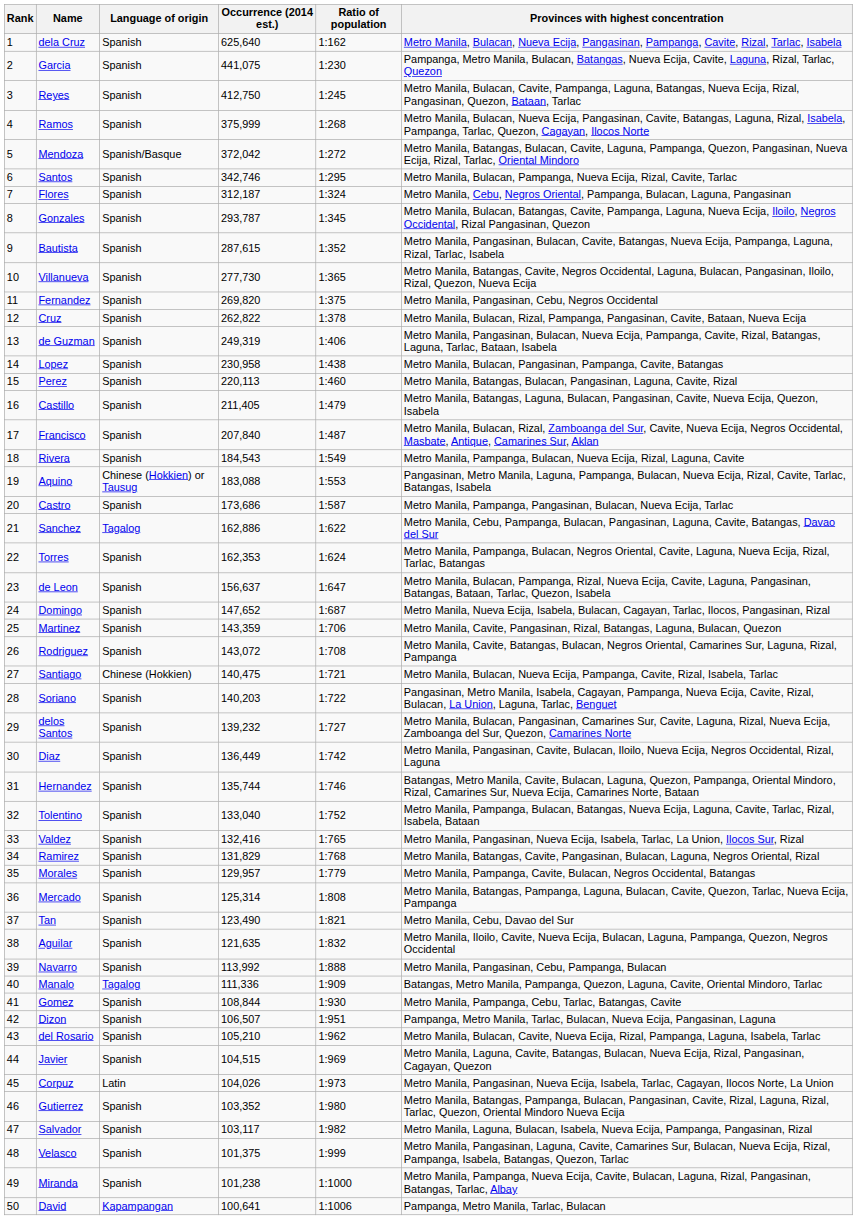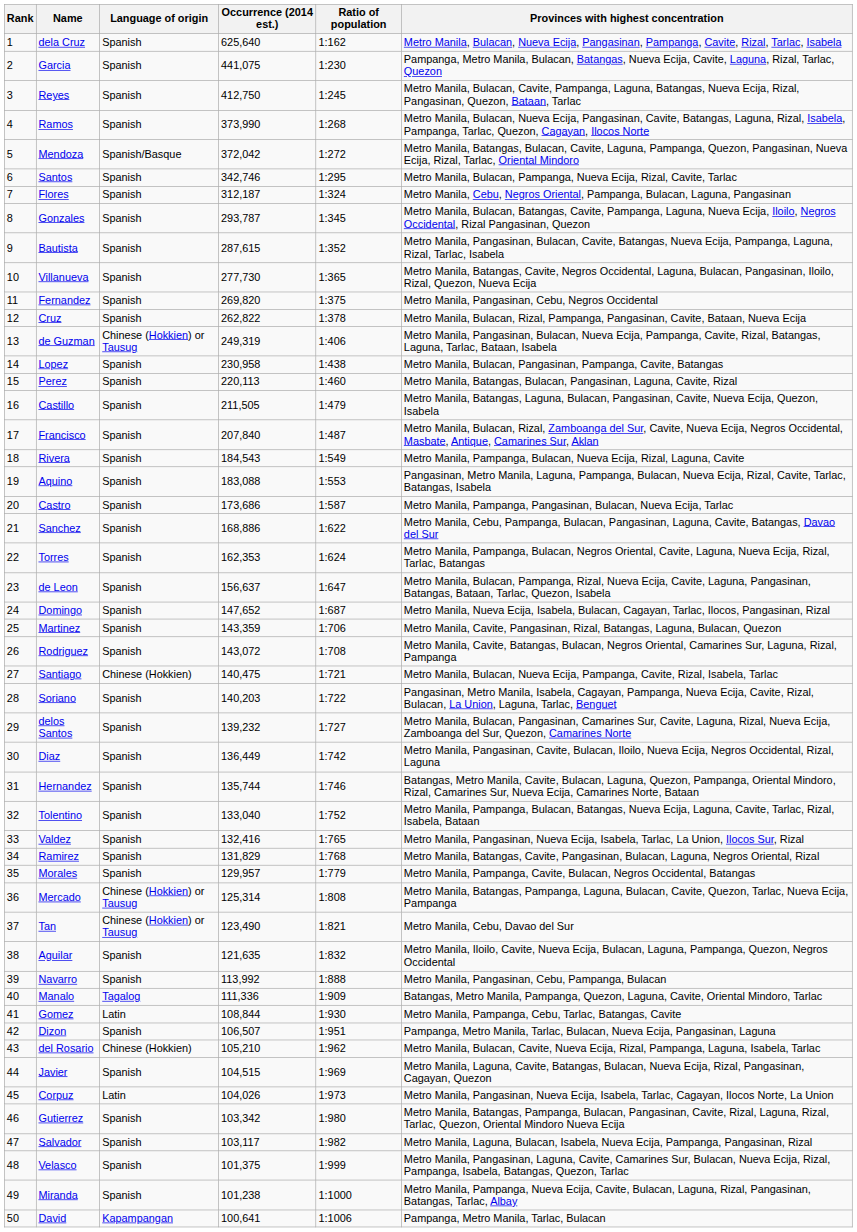(241, 124) 375,999 -> (241, 124) 373,990
(122, 341) Spanish -> (153, 341) Chinese (Hokkien) or Tausug
(240, 405) 211,405 -> (240, 405) 211,505
(153, 481) Chinese (Hokkien) or Tausug -> (122, 481) Spanish
(121, 528) Tagalog -> (122, 528) Spanish
(241, 528) 162,886 -> (241, 528) 168,886
(122, 897) Spanish -> (153, 897) Chinese (Hokkien) or Tausug
(122, 920) Spanish -> (153, 926) Chinese (Hokkien) or Tausug
(122, 1002) Spanish -> (114, 1014) Latin
(122, 1036) Spanish -> (147, 1048) Chinese (Hokkien)
(241, 1106) 103,352 -> (241, 1118) 103,342
